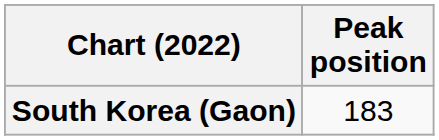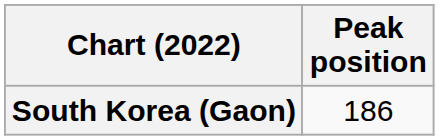(368, 109) 183 -> (368, 109) 186
